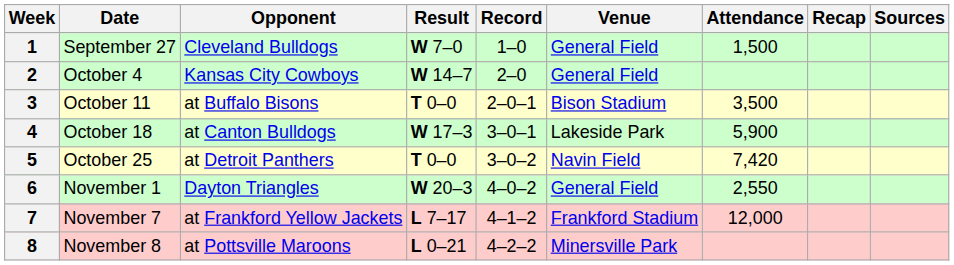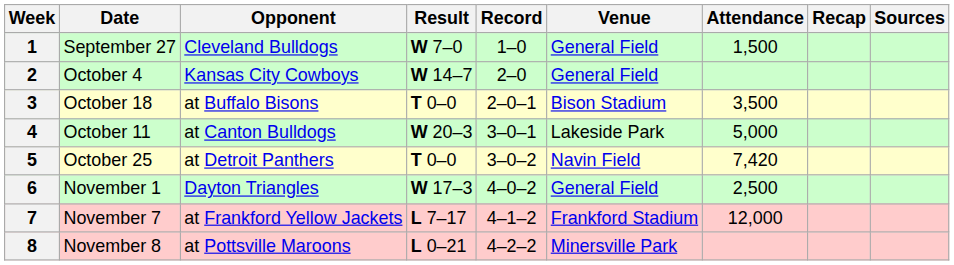(107, 103) October 11 -> (108, 103) October 18
(108, 132) October 18 -> (107, 132) October 11
(442, 132) W 17–3 -> (442, 132) W 20–3
(755, 132) 5,900 -> (755, 132) 5,000
(442, 189) W 20–3 -> (442, 189) W 17–3
(755, 189) 2,550 -> (755, 189) 2,500
